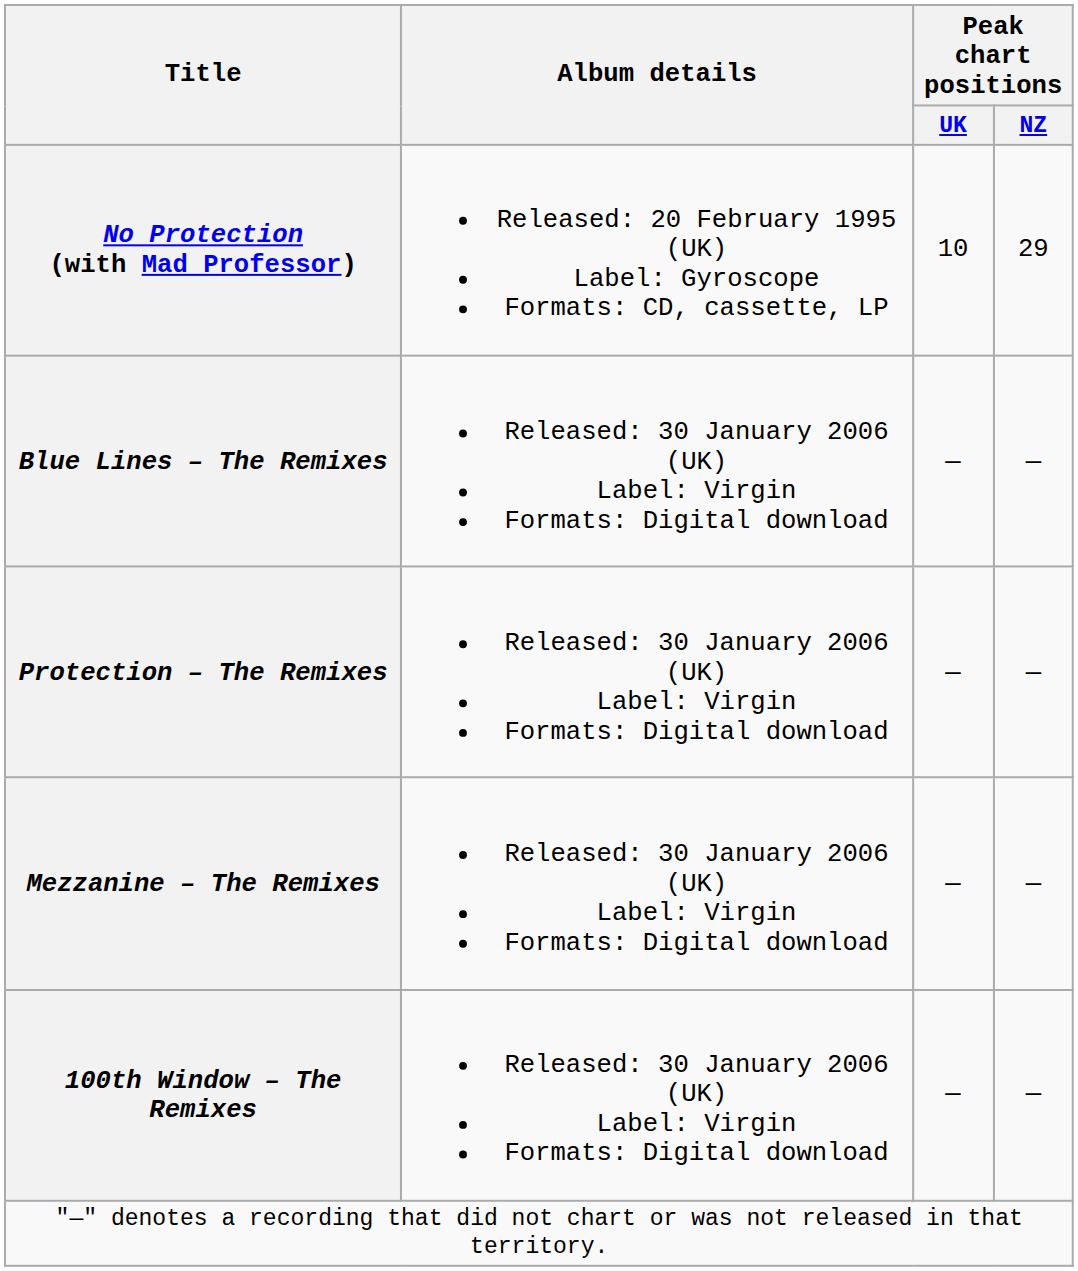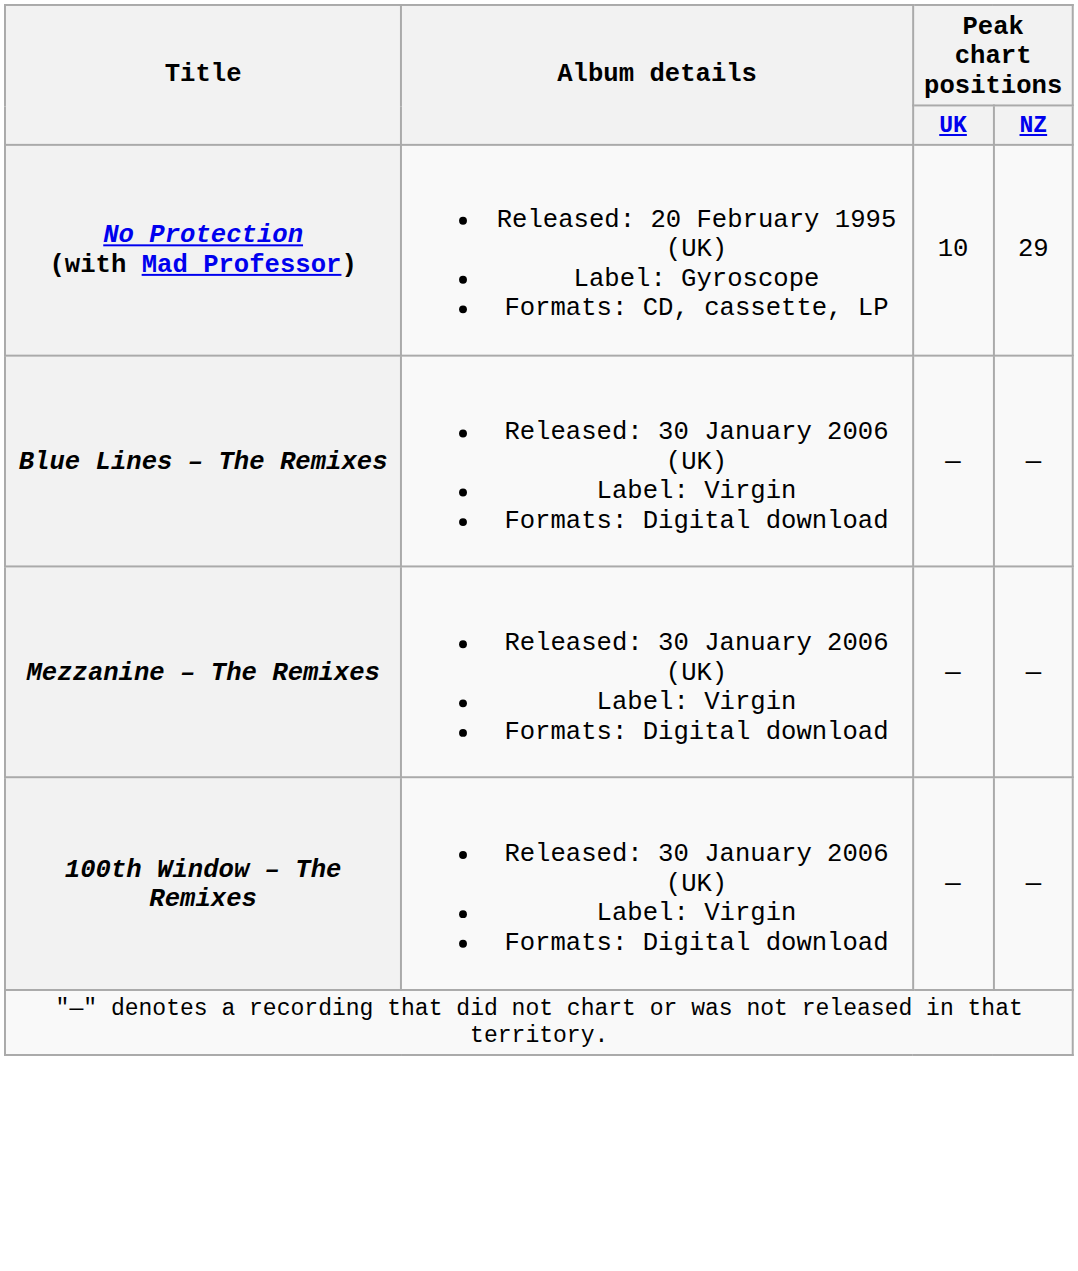- row: (203, 672)
